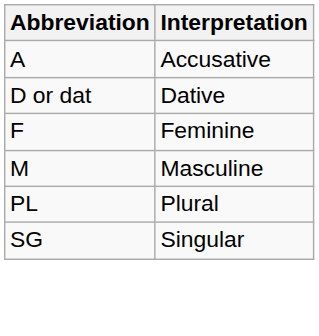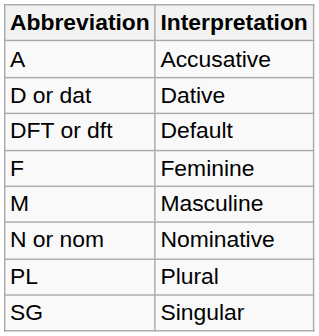+ row: (61, 131)
+ row: (57, 240)
